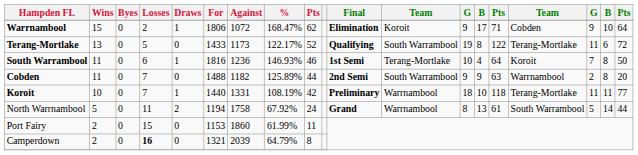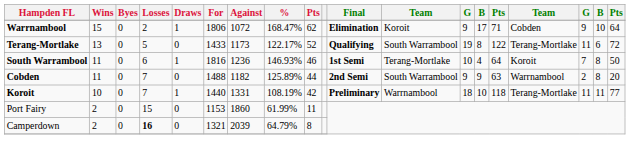- row: (46, 109)
